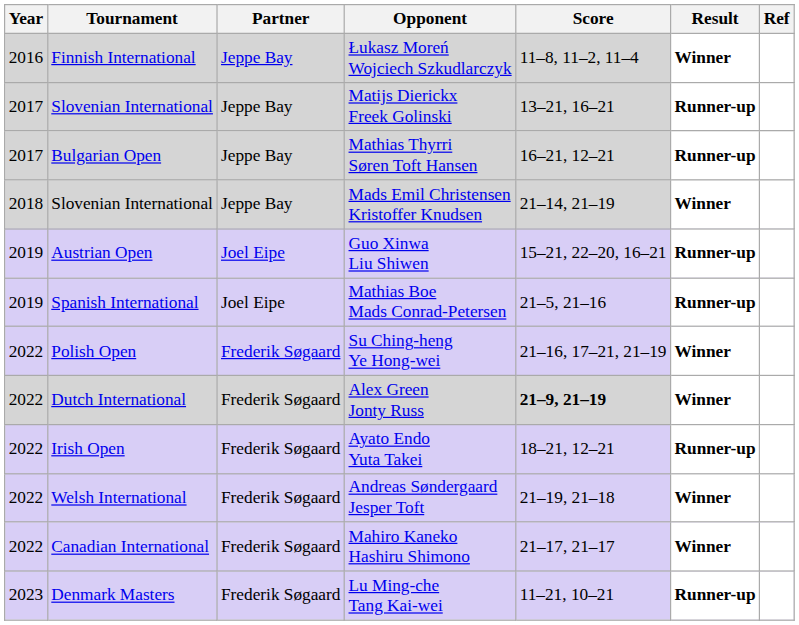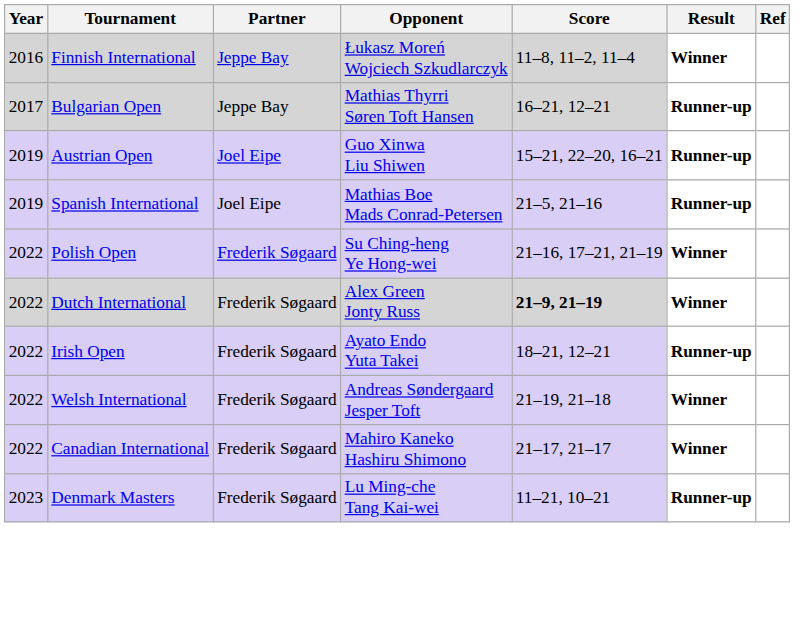- row: (403, 106)
- row: (430, 204)
